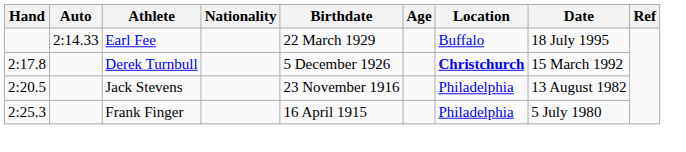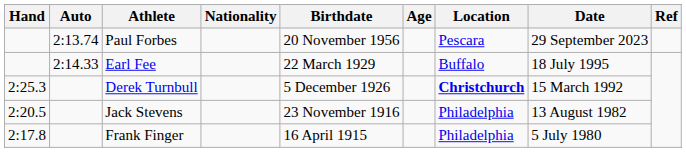+ row: (141, 40)
(27, 64) 2:17.8 -> (27, 87) 2:25.3
(27, 111) 2:25.3 -> (27, 135) 2:17.8
